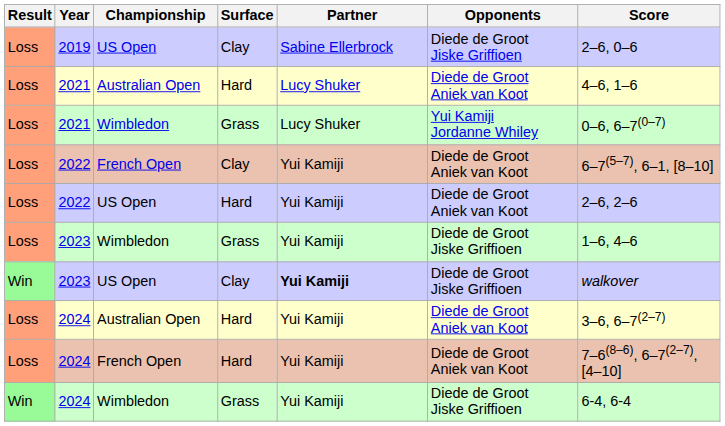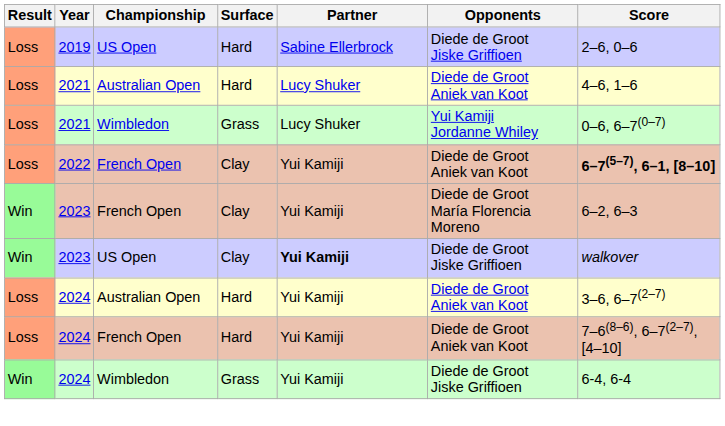(235, 46) Clay -> (236, 46) Hard
(648, 163) normal -> (648, 163) bold
- row: (74, 203)
+ row: (74, 211)
- row: (74, 242)
